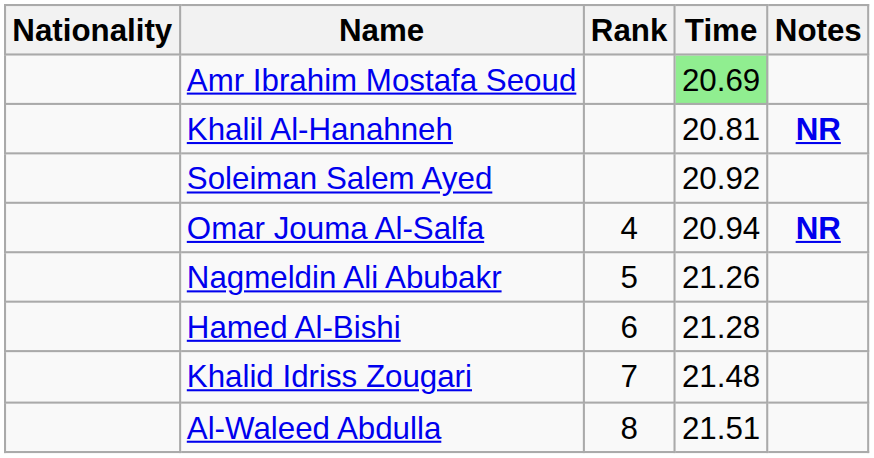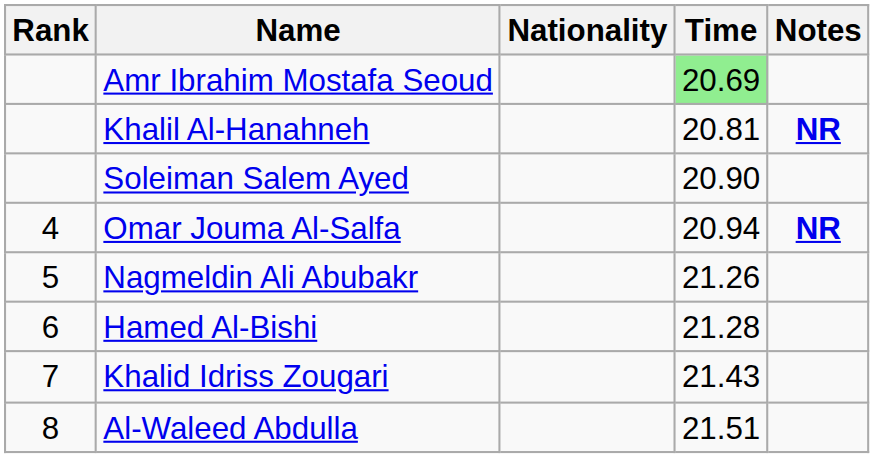columns swapped: (629, 30) <-> (92, 30)
(721, 179) 20.92 -> (721, 179) 20.90
(721, 377) 21.48 -> (721, 377) 21.43
